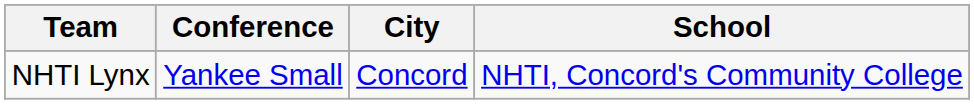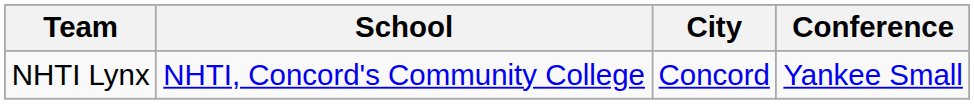columns swapped: (722, 27) <-> (253, 27)
